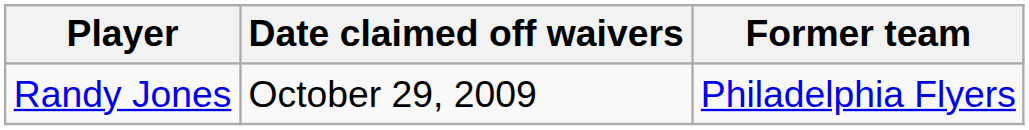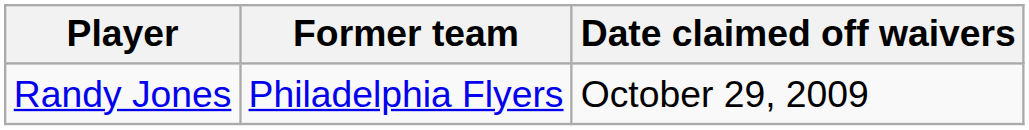columns swapped: (858, 34) <-> (466, 34)
